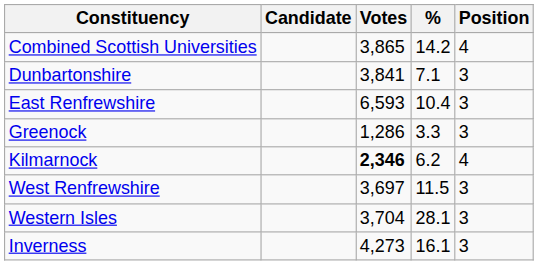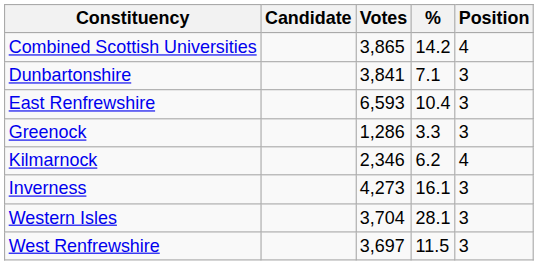(382, 160) bold -> (382, 160) normal
rows swapped: (48, 246) <-> (84, 189)
